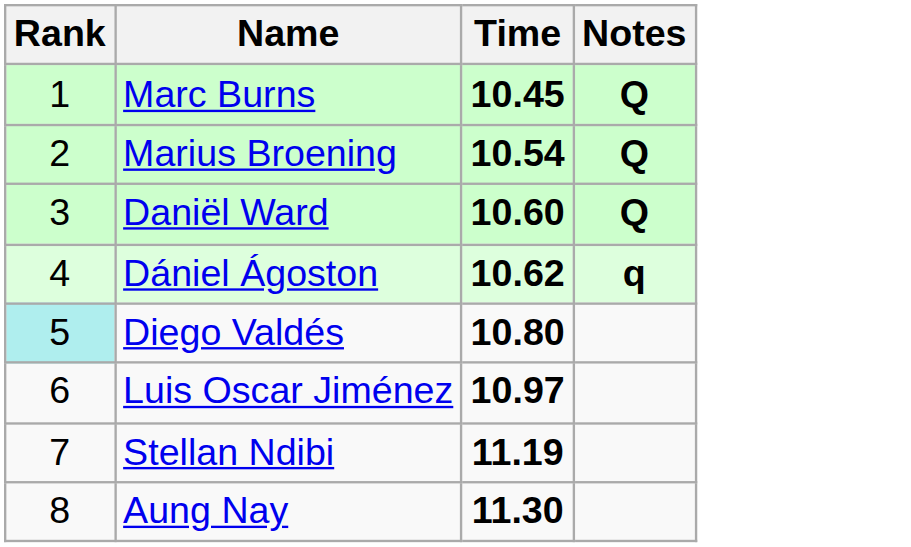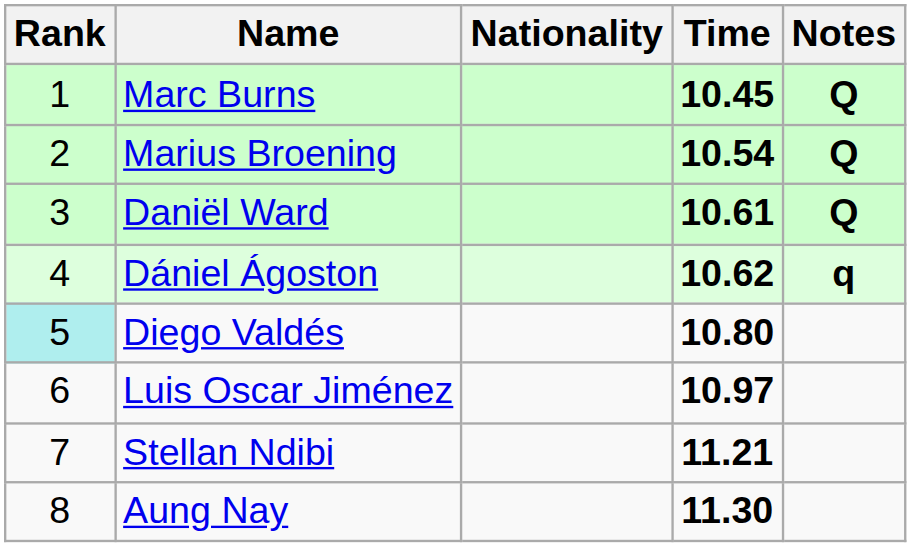+ column: (567, 34)
(518, 213) 10.60 -> (727, 213) 10.61
(518, 451) 11.19 -> (727, 451) 11.21
